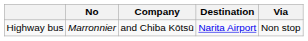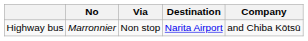columns swapped: (281, 12) <-> (157, 12)
